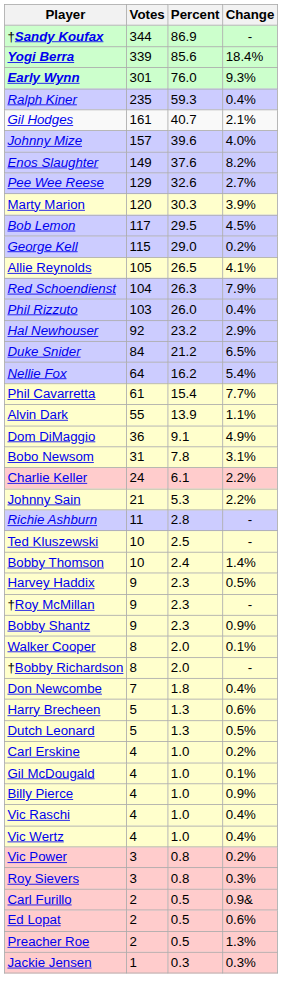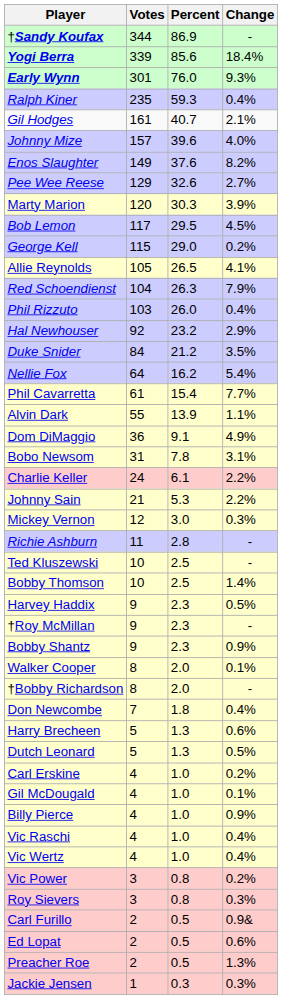(241, 352) 6.5% -> (241, 352) 3.5%
+ row: (51, 520)
(180, 562) 2.4 -> (180, 583) 2.5
